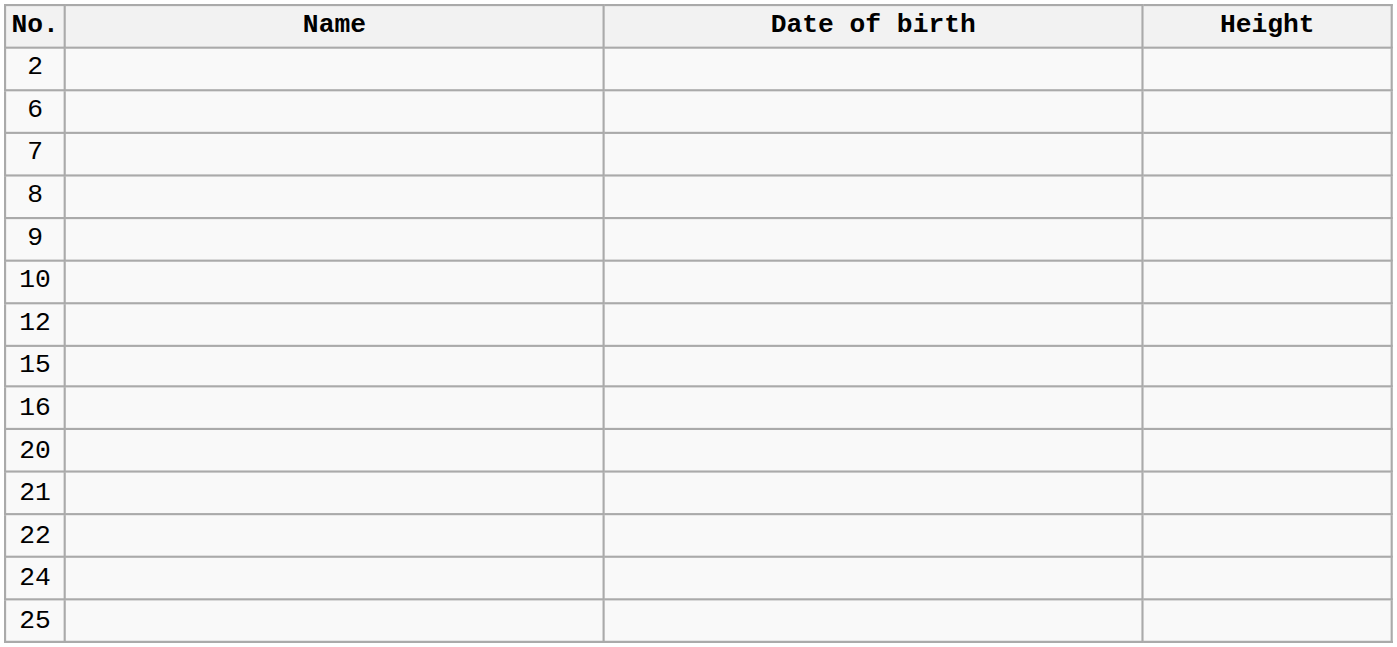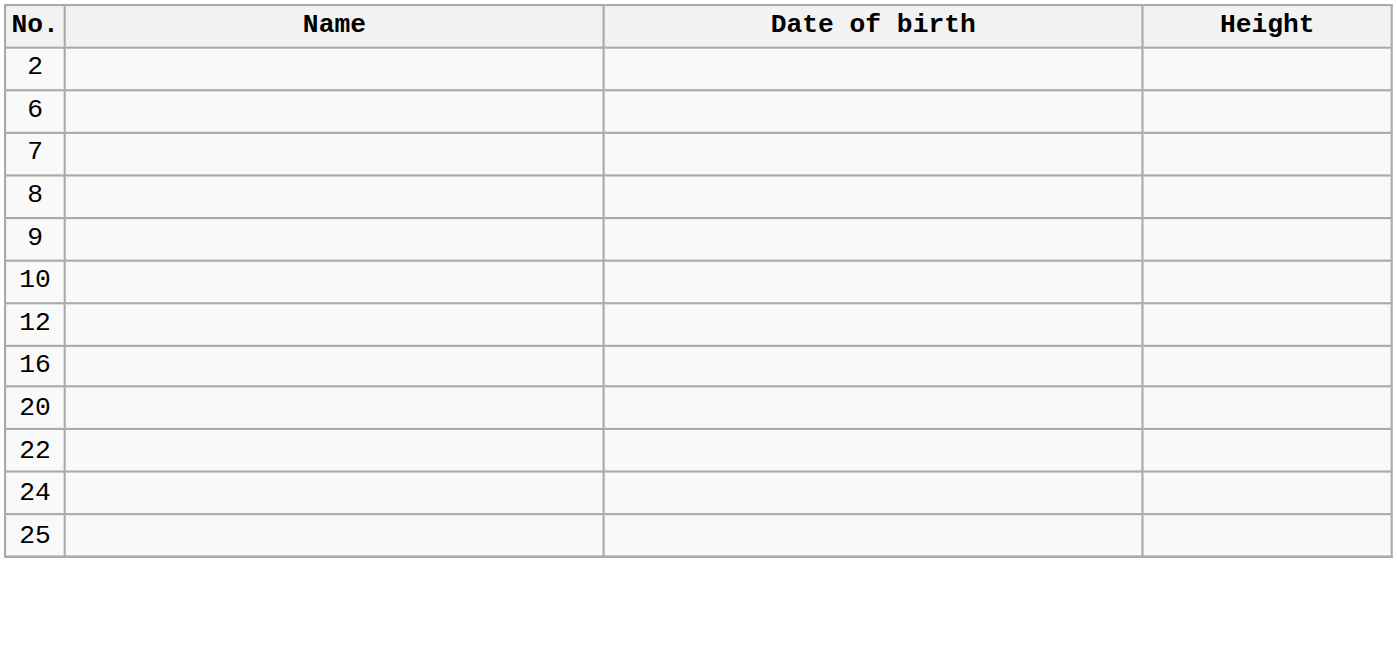- row: (35, 366)
- row: (35, 494)
